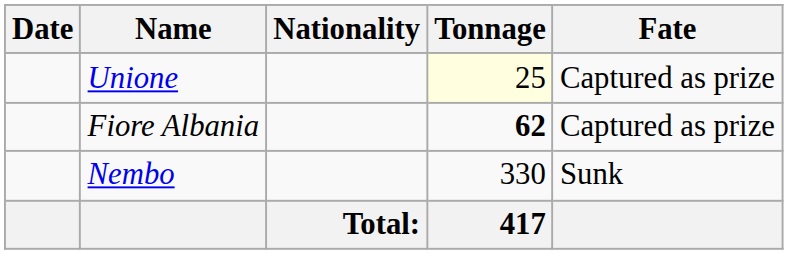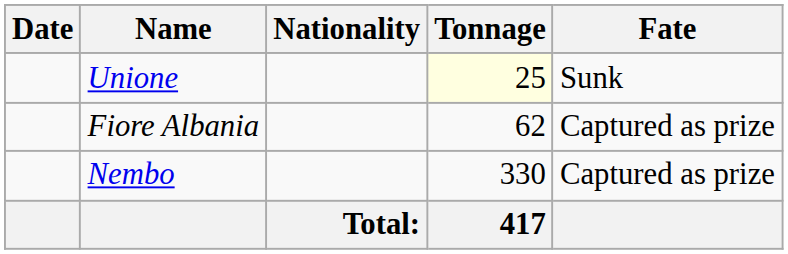(667, 77) Captured as prize -> (592, 77) Sunk
(530, 126) bold -> (530, 126) normal
(592, 175) Sunk -> (667, 175) Captured as prize
